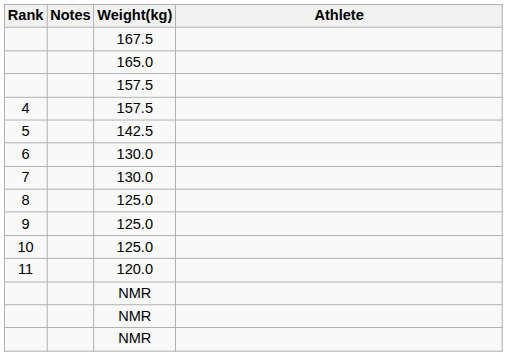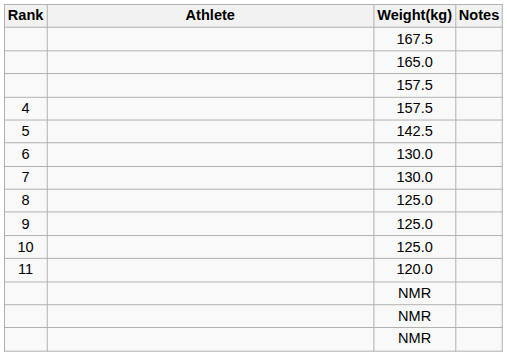columns swapped: (339, 16) <-> (70, 16)
